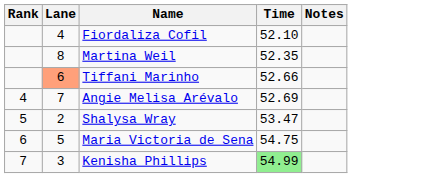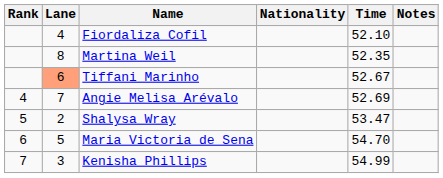+ column: (302, 15)
(279, 78) 52.66 -> (371, 78) 52.67
(279, 141) 54.75 -> (371, 141) 54.70
(279, 162) lightgreen background -> (371, 162) no background
